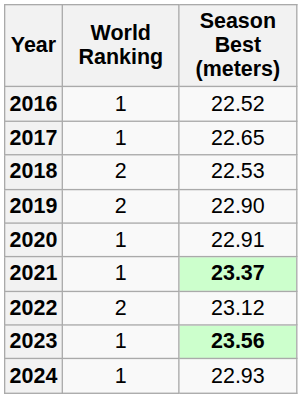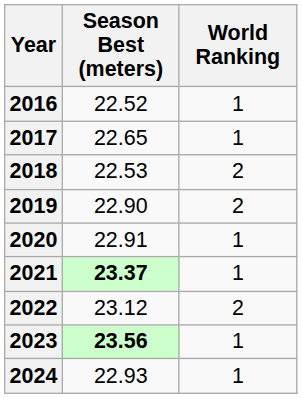columns swapped: (121, 45) <-> (238, 45)
